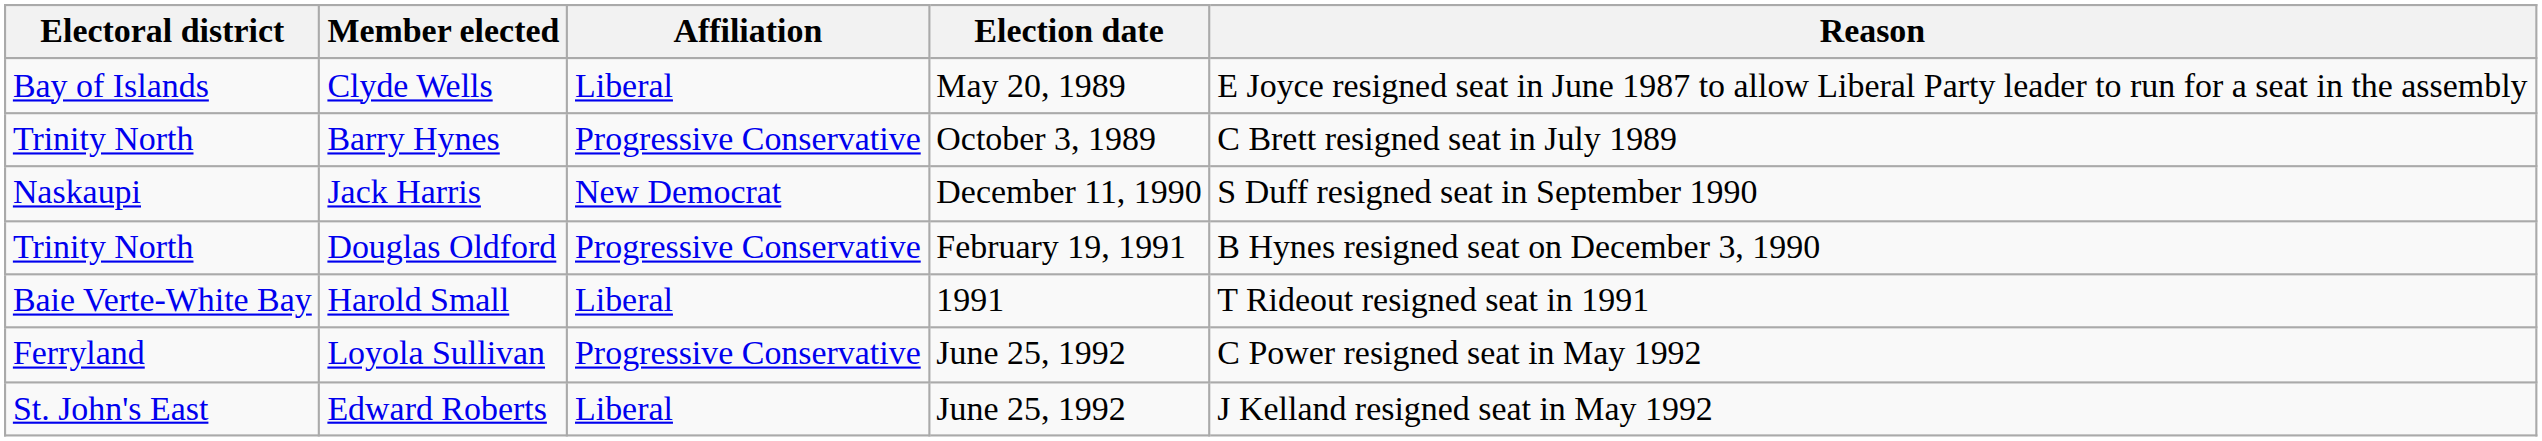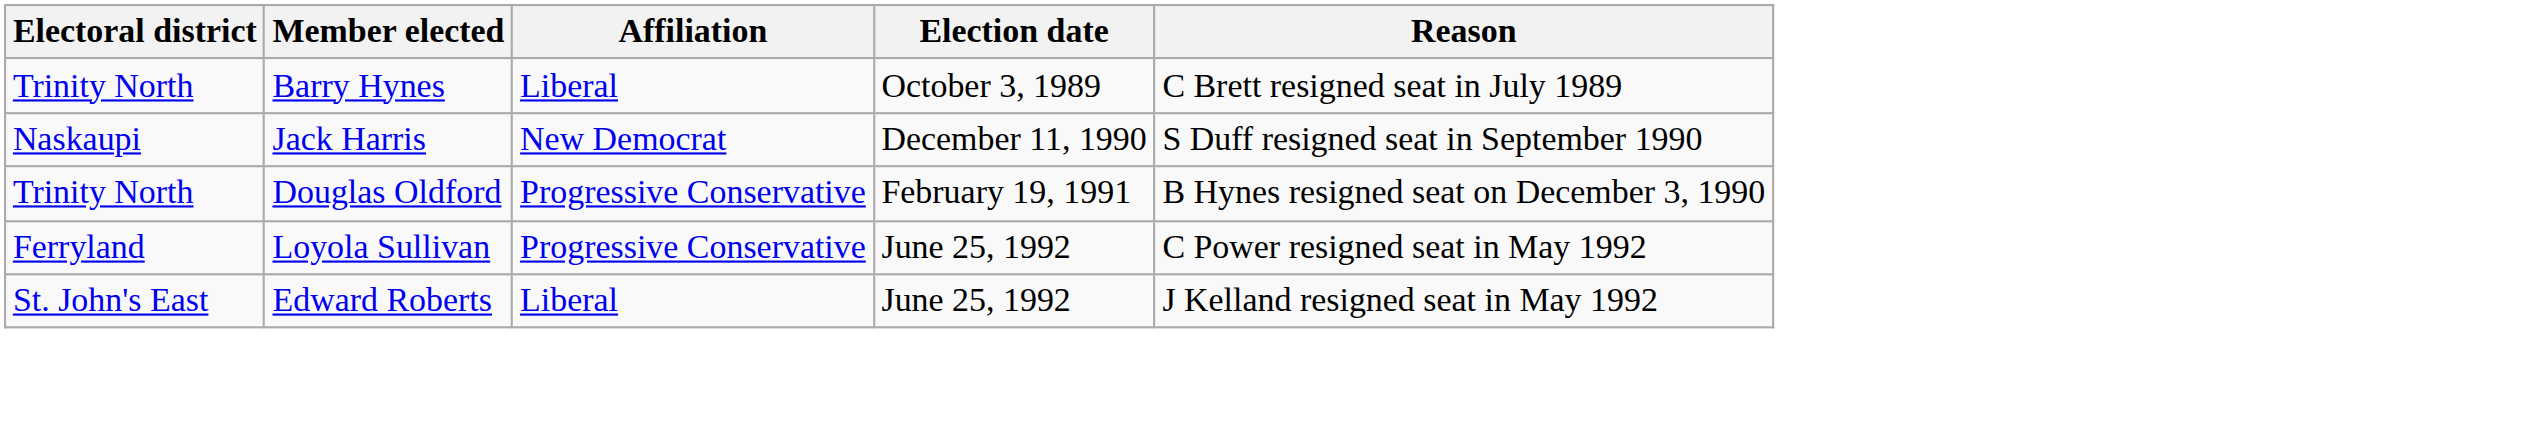- row: (410, 85)
(748, 138) Progressive Conservative -> (569, 85) Liberal
- row: (418, 300)
